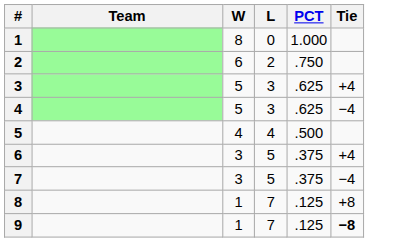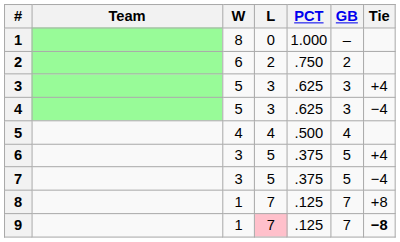+ column: (347, 17)
(271, 225) no background -> (271, 225) pink background
